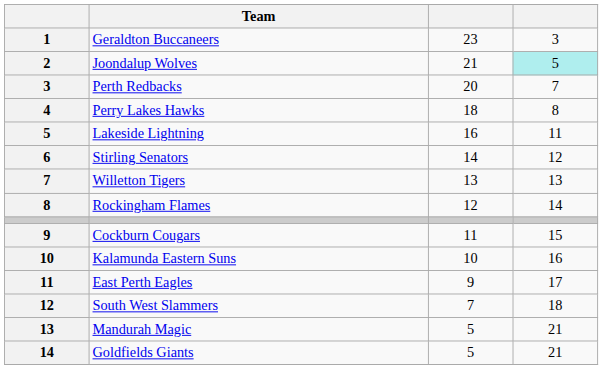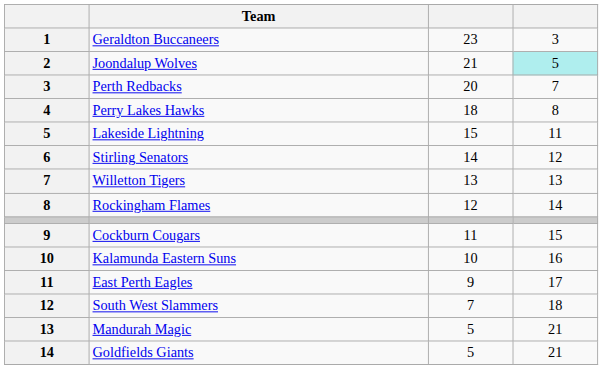(470, 134) 16 -> (470, 134) 15
